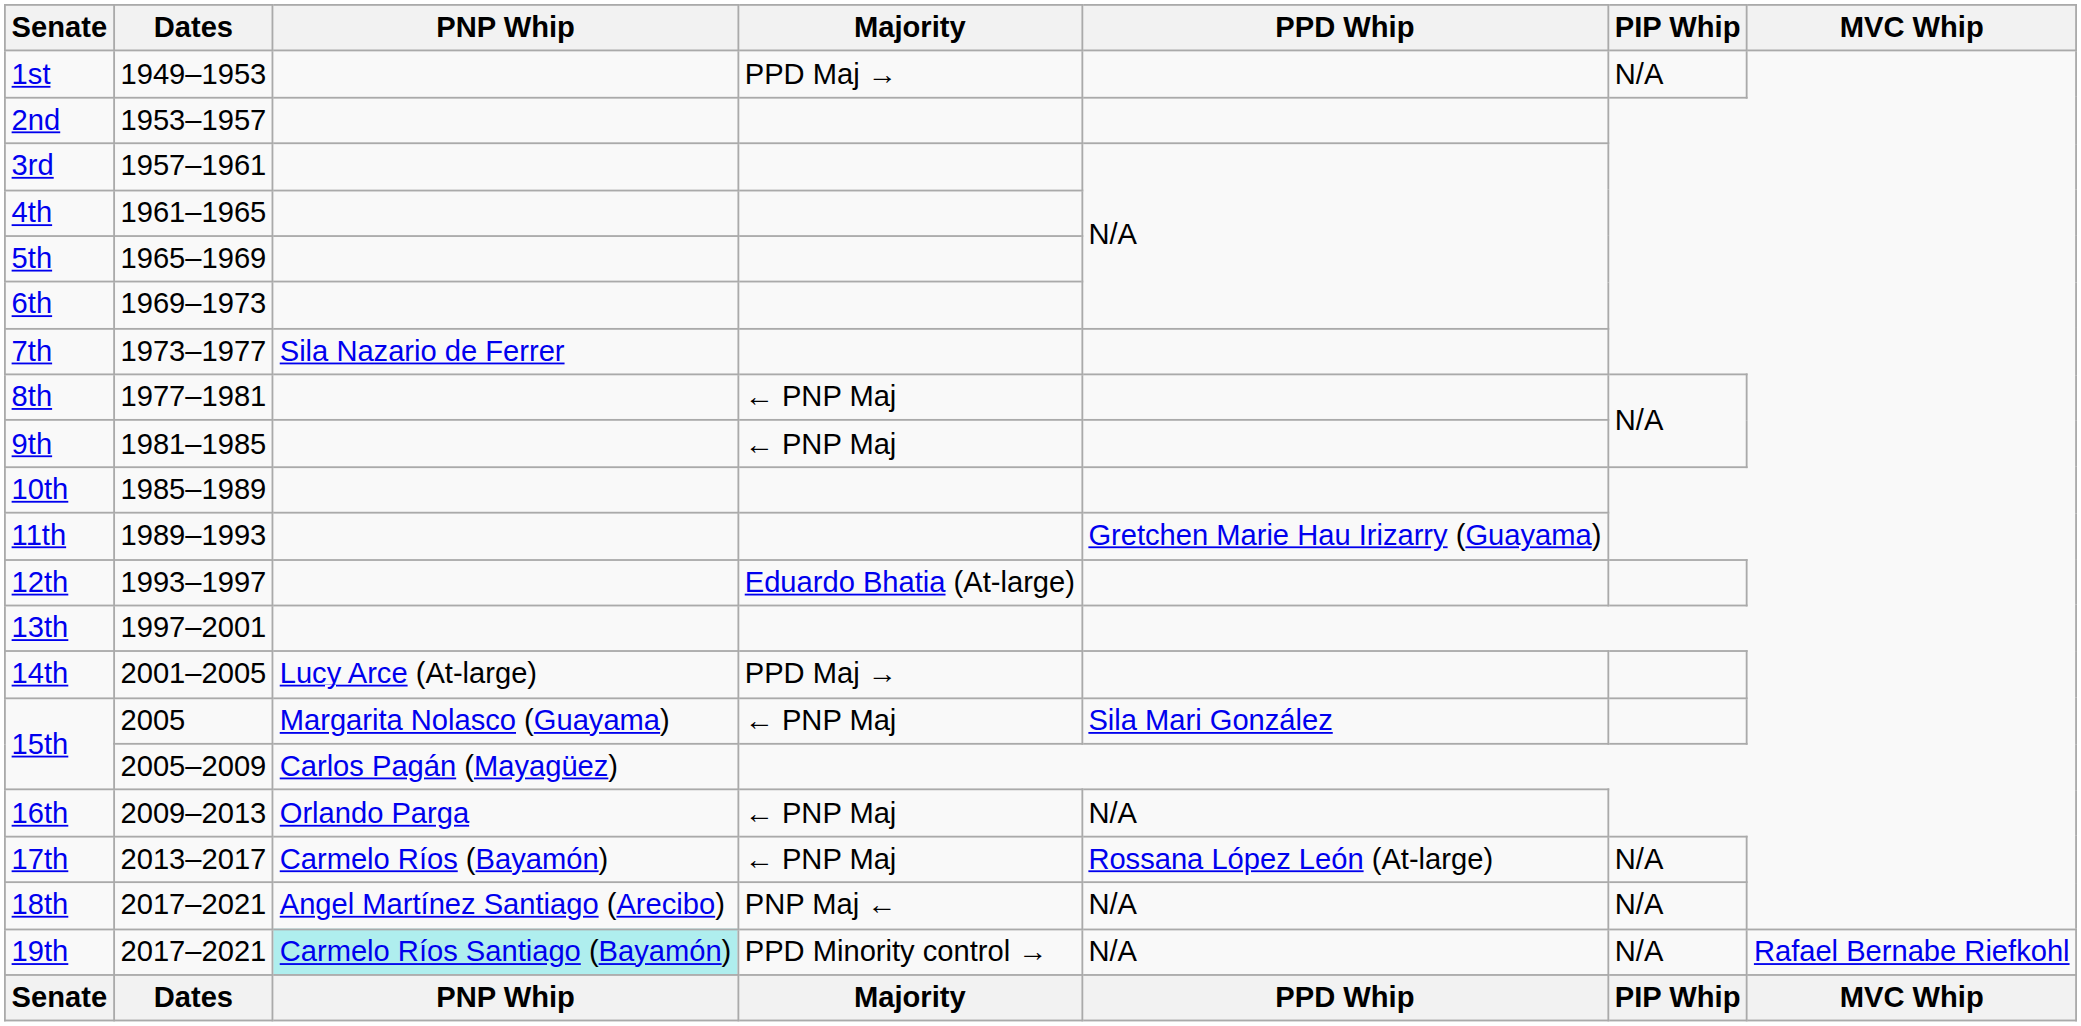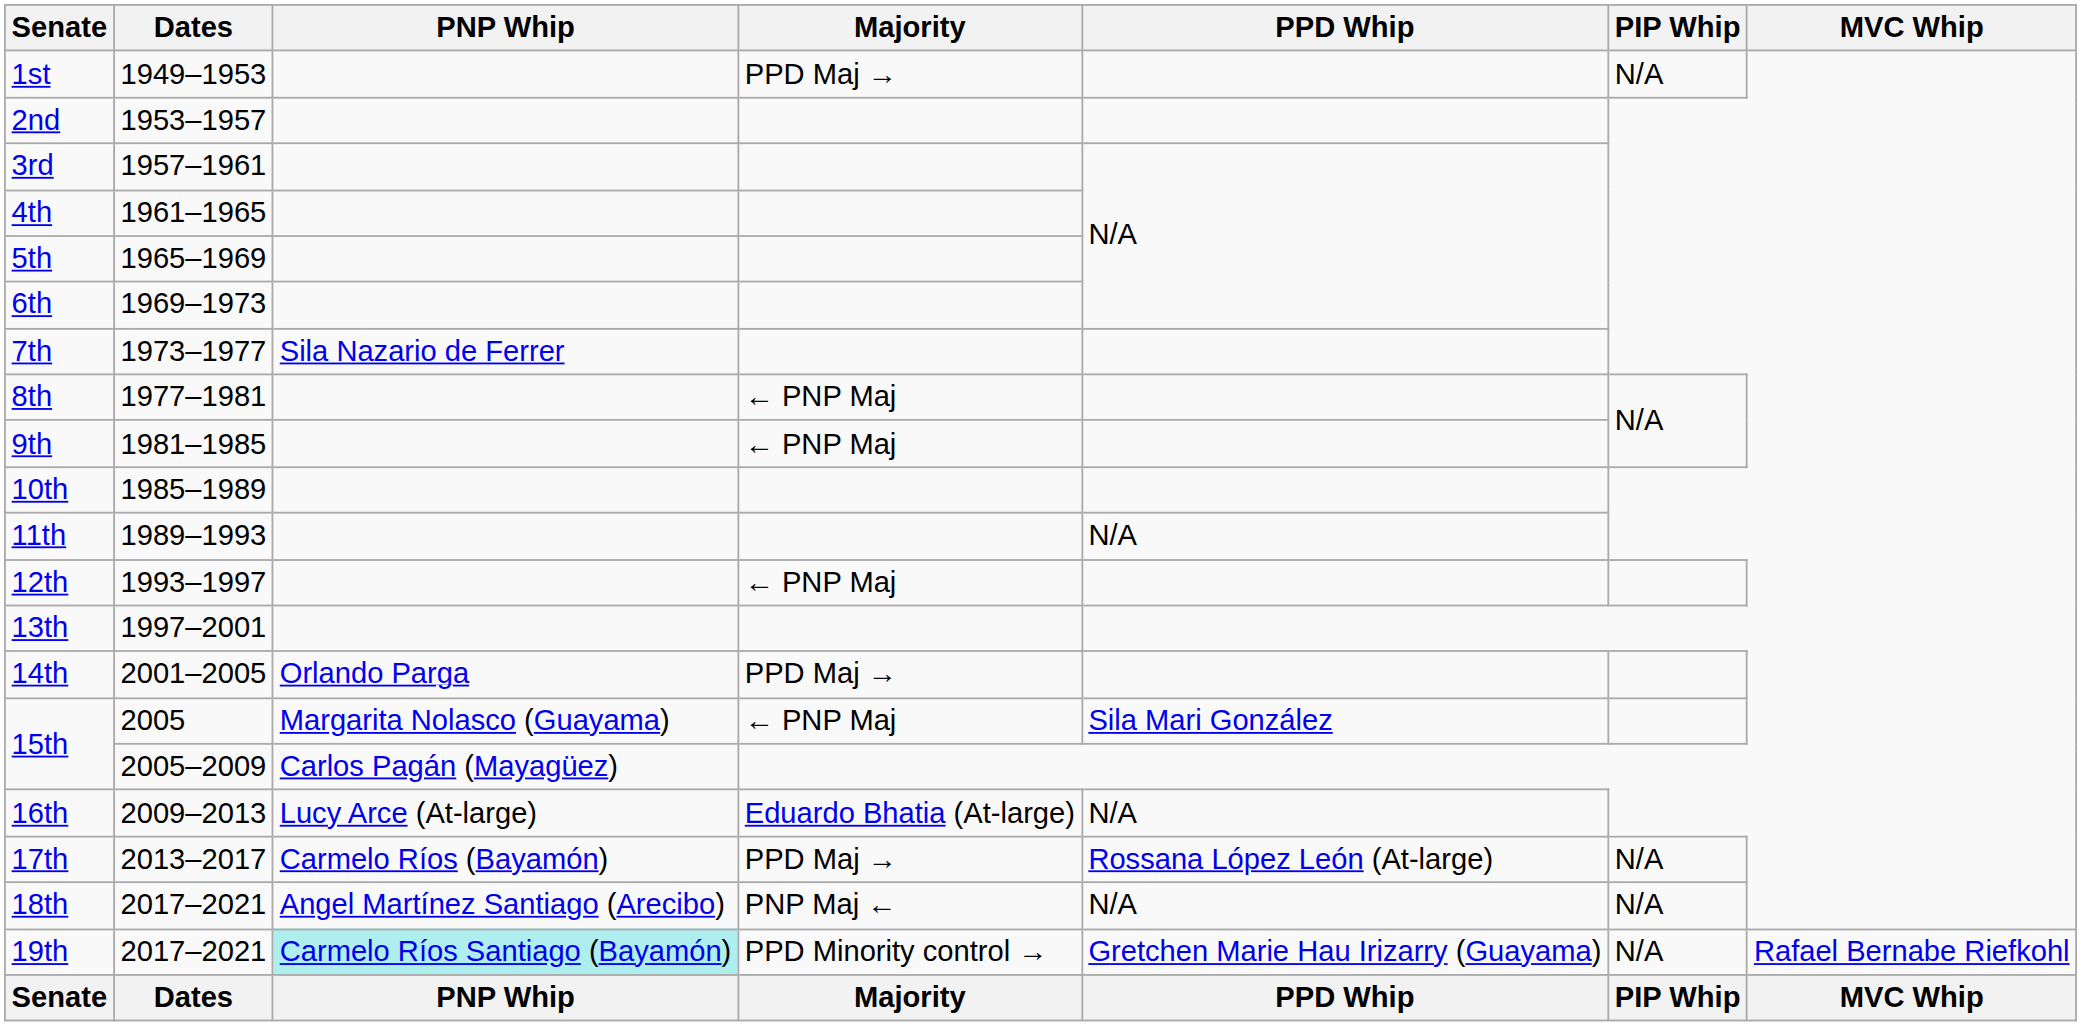(1345, 535) Gretchen Marie Hau Irizarry (Guayama) -> (1113, 535) N/A
(910, 581) Eduardo Bhatia (At-large) -> (821, 581) ← PNP Maj
(408, 674) Lucy Arce (At-large) -> (374, 674) Orlando Parga
(374, 812) Orlando Parga -> (408, 812) Lucy Arce (At-large)
(821, 812) ← PNP Maj -> (910, 812) Eduardo Bhatia (At-large)
(821, 858) ← PNP Maj -> (821, 858) PPD Maj →
(1113, 951) N/A -> (1345, 951) Gretchen Marie Hau Irizarry (Guayama)
